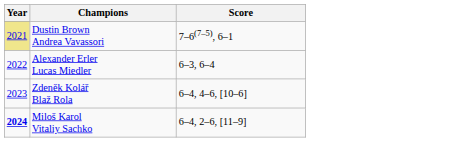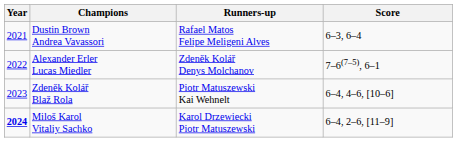+ column: (250, 13)
(17, 36) khaki background -> (17, 36) no background
(206, 36) 7–6(7–5), 6–1 -> (343, 36) 6–3, 6–4
(197, 65) 6–3, 6–4 -> (353, 65) 7–6(7–5), 6–1
